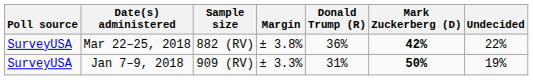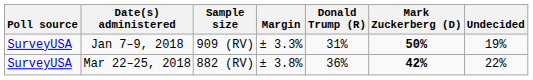rows swapped: (137, 44) <-> (137, 64)
